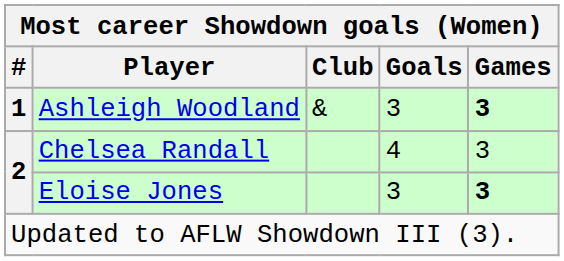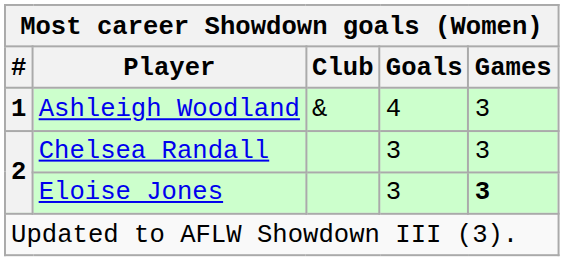(394, 109) 3 -> (394, 109) 4
(483, 109) bold -> (483, 109) normal
(394, 151) 4 -> (394, 151) 3
